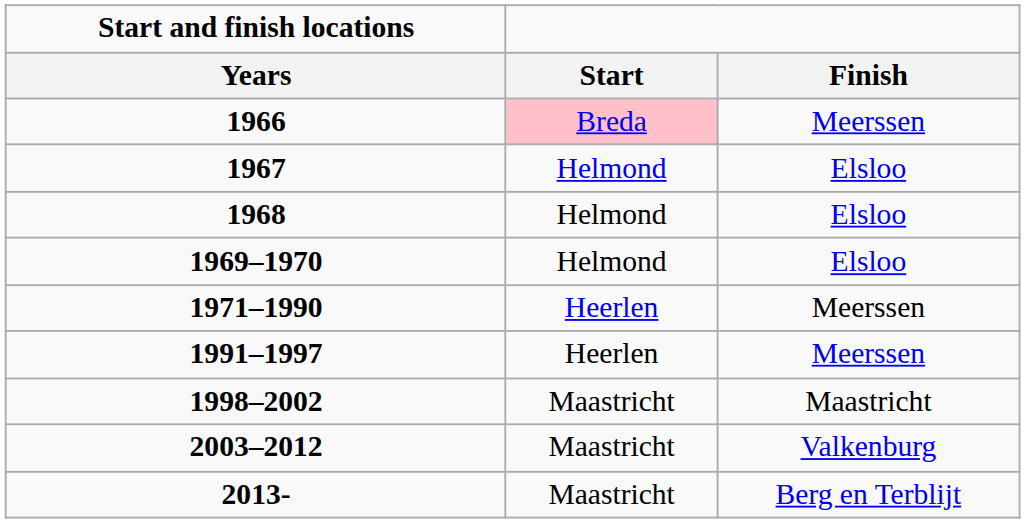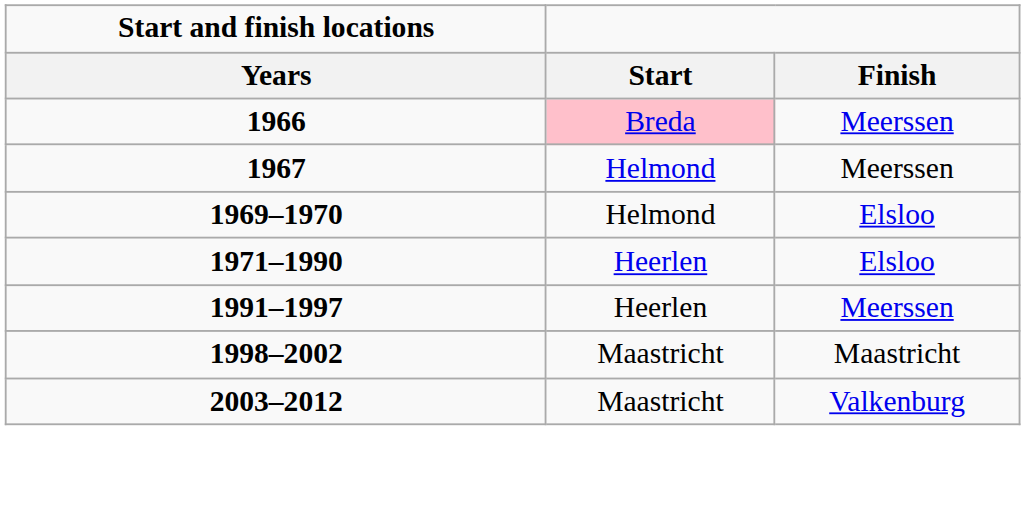(868, 167) Elsloo -> (897, 167) Meerssen
- row: (256, 214)
(868, 307) Meerssen -> (897, 261) Elsloo
- row: (256, 493)
